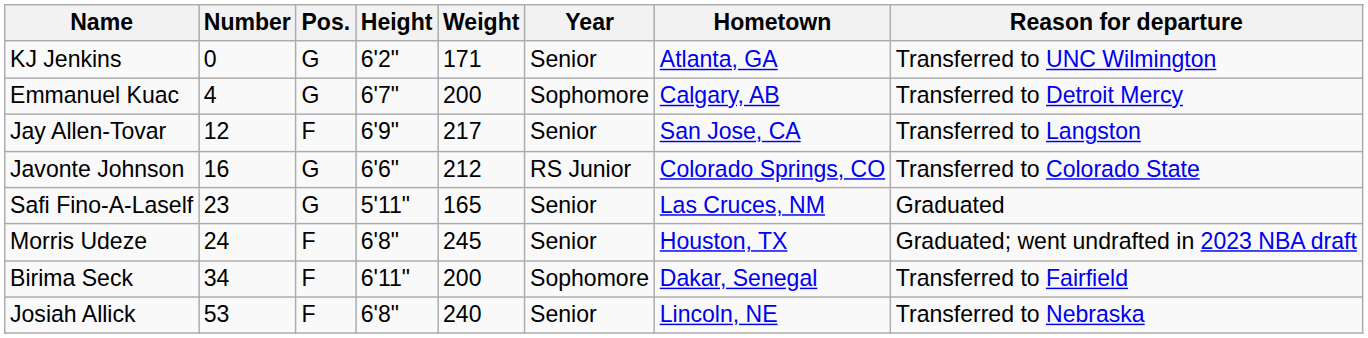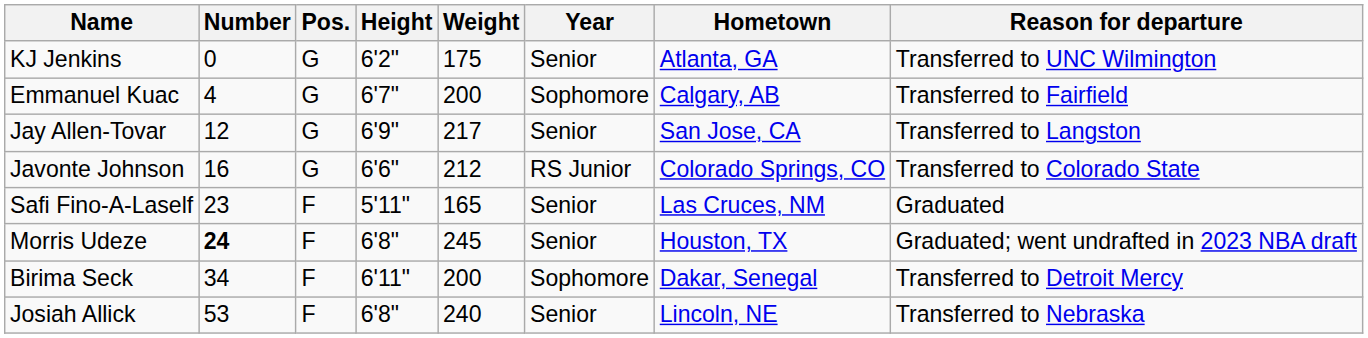(462, 59) 171 -> (462, 59) 175
(1039, 95) Transferred to Detroit Mercy -> (1012, 95) Transferred to Fairfield
(308, 132) F -> (310, 132) G
(310, 205) G -> (308, 205) F
(217, 242) normal -> (217, 242) bold
(1012, 278) Transferred to Fairfield -> (1039, 278) Transferred to Detroit Mercy
